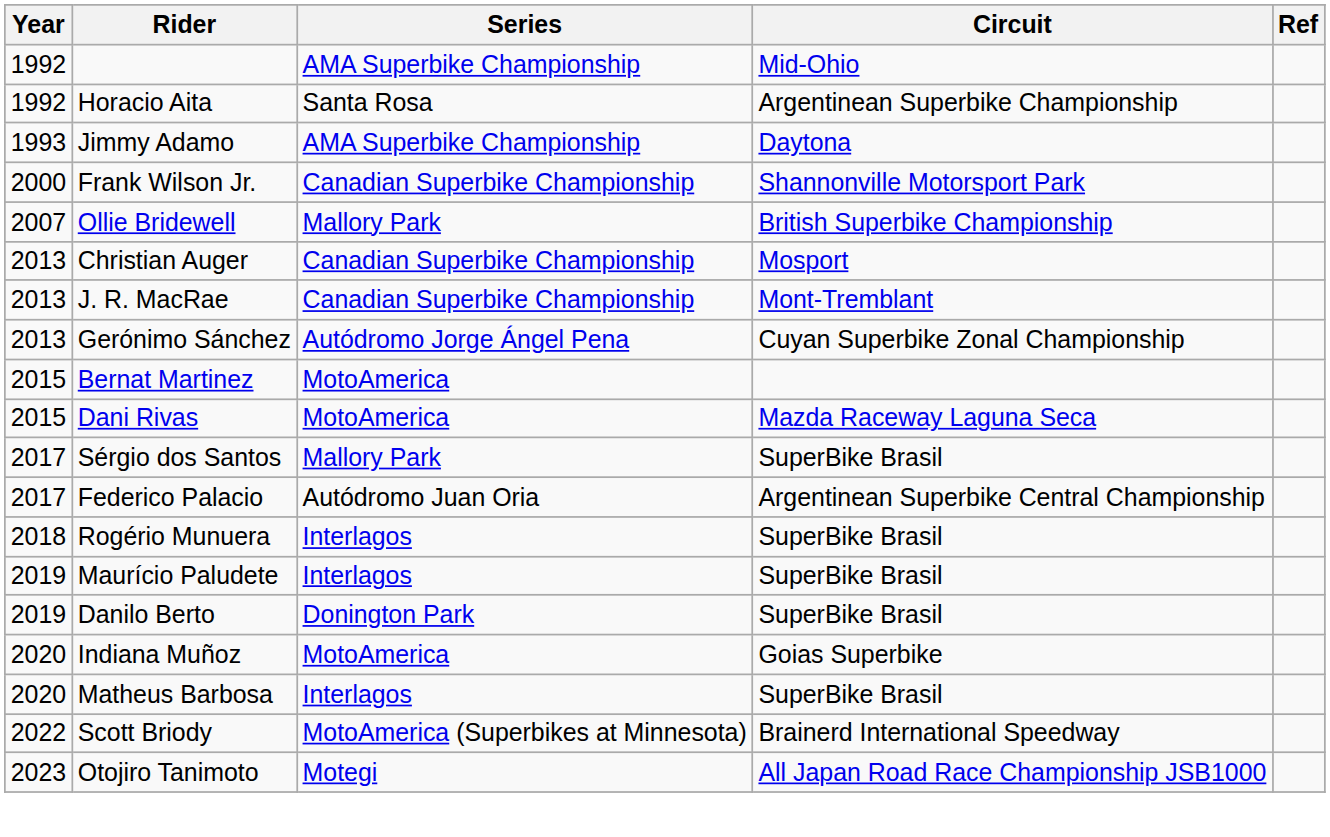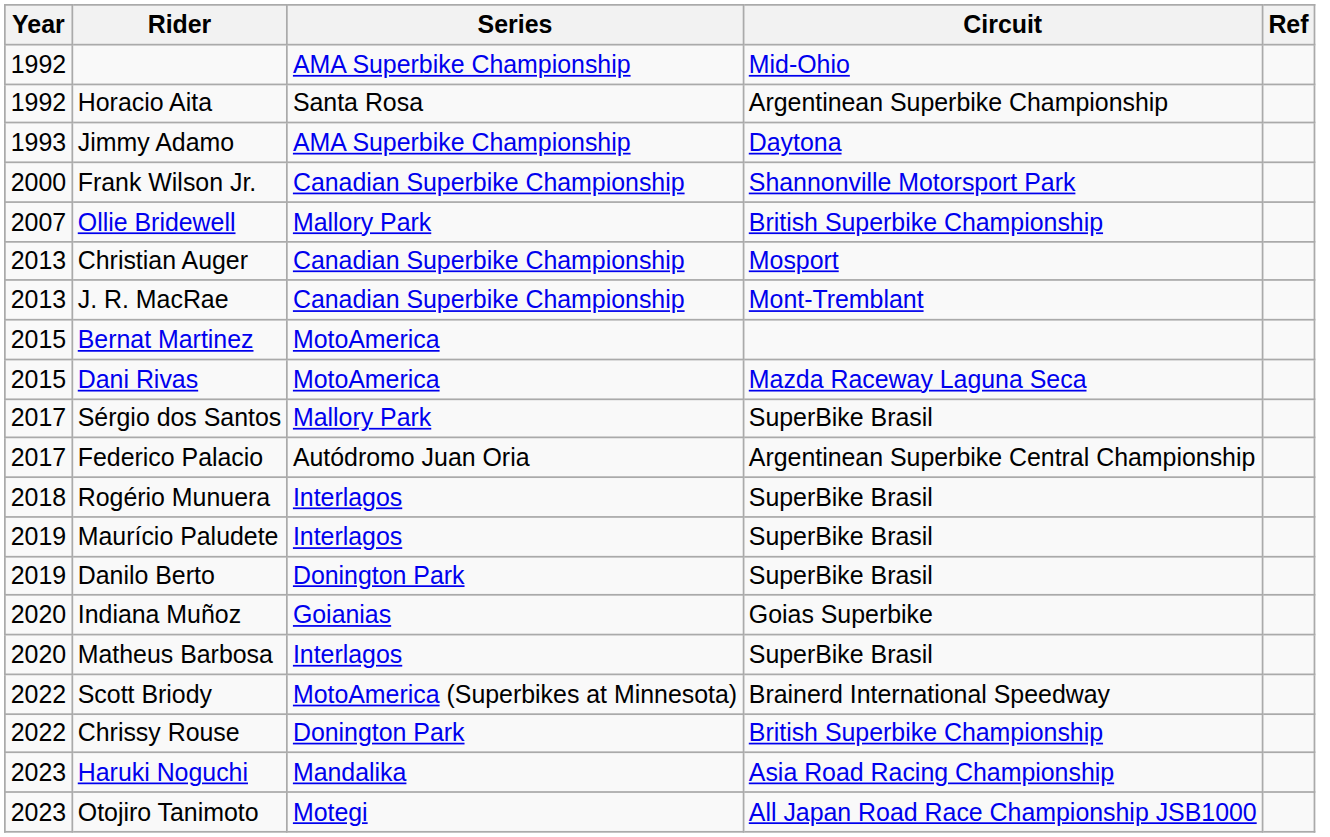- row: (184, 340)
(376, 655) MotoAmerica -> (342, 615) Goianias
+ row: (159, 733)
+ row: (163, 773)
